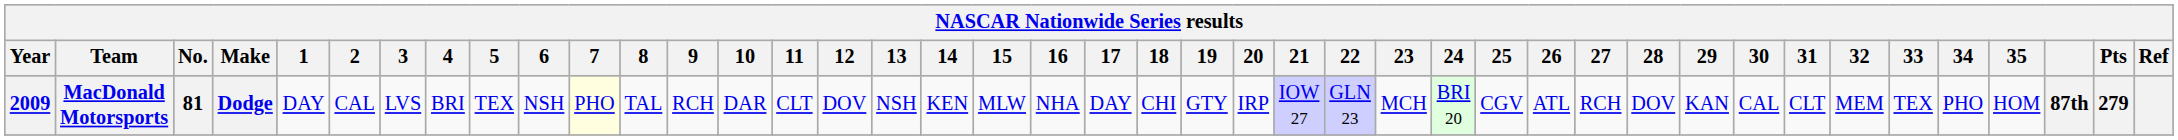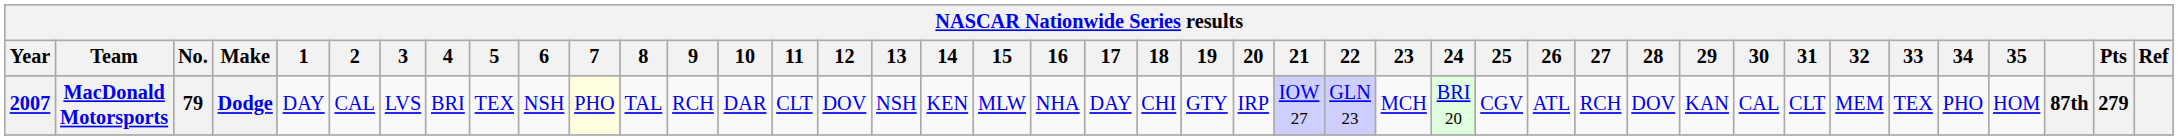(30, 104) 2009 -> (30, 104) 2007
(193, 104) 81 -> (193, 104) 79
